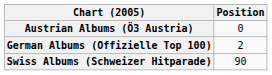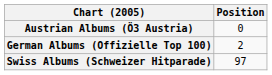(241, 61) 90 -> (241, 61) 97
